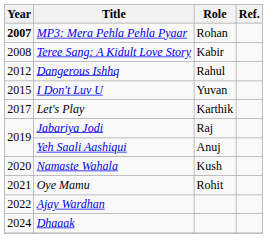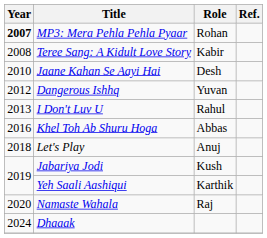+ row: (99, 71)
(211, 71) Rahul -> (212, 90) Yuvan
(19, 90) 2015 -> (19, 109) 2013
(212, 90) Yuvan -> (211, 109) Rahul
+ row: (97, 128)
(19, 109) 2017 -> (19, 147) 2018
(215, 109) Karthik -> (209, 147) Anuj
(205, 128) Raj -> (209, 166) Kush
(209, 147) Anuj -> (215, 185) Karthik
(209, 166) Kush -> (205, 204) Raj
- row: (63, 185)
- row: (71, 204)
